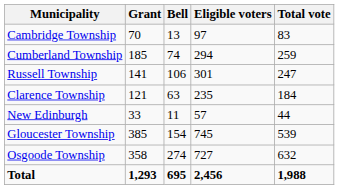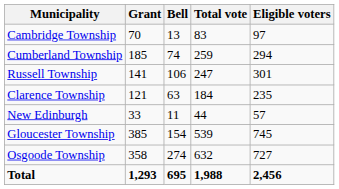columns swapped: (304, 14) <-> (233, 14)
